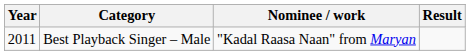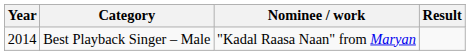(22, 38) 2011 -> (22, 38) 2014
